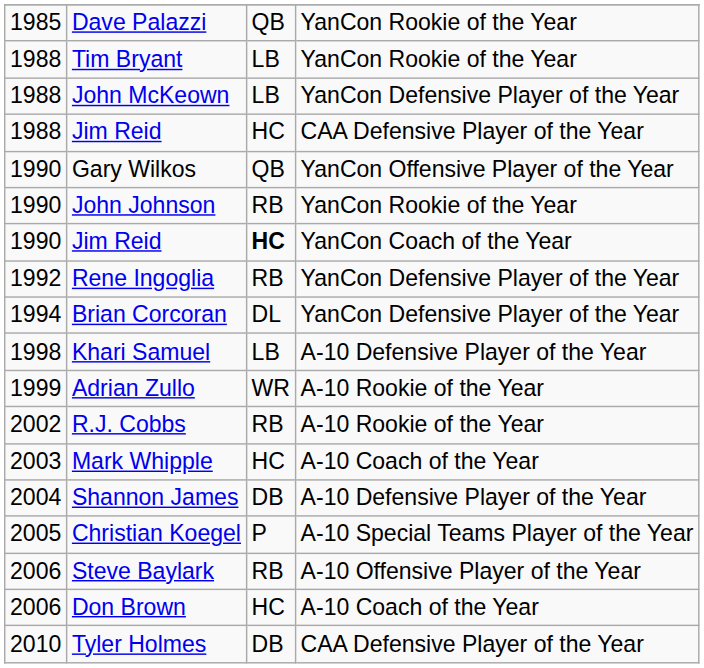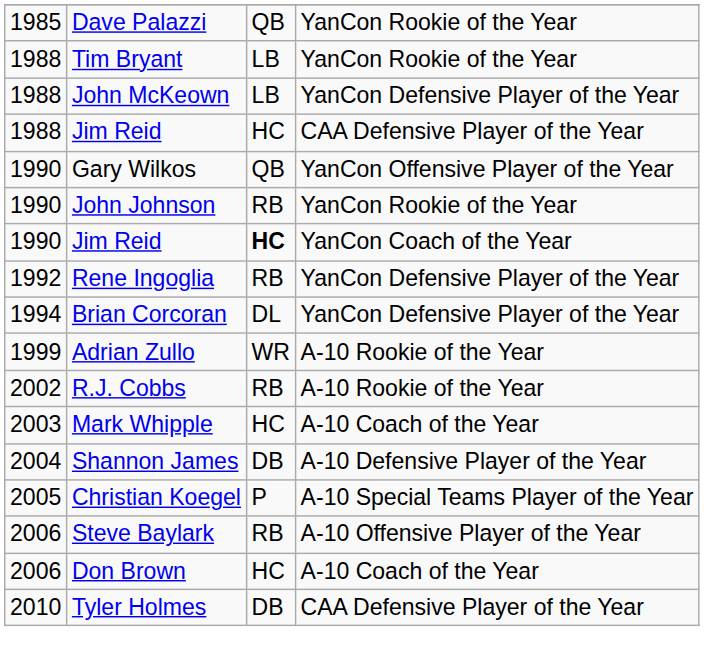- row: (36, 351)
